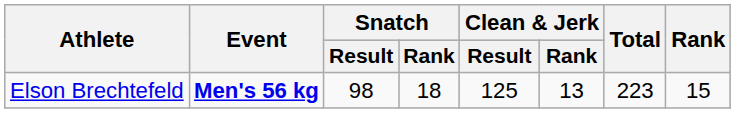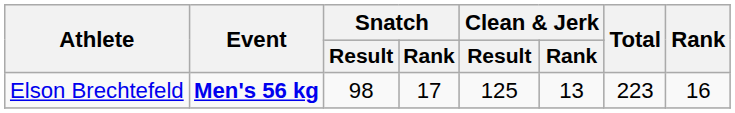(429, 91) 18 -> (429, 91) 17
(698, 91) 15 -> (698, 91) 16
